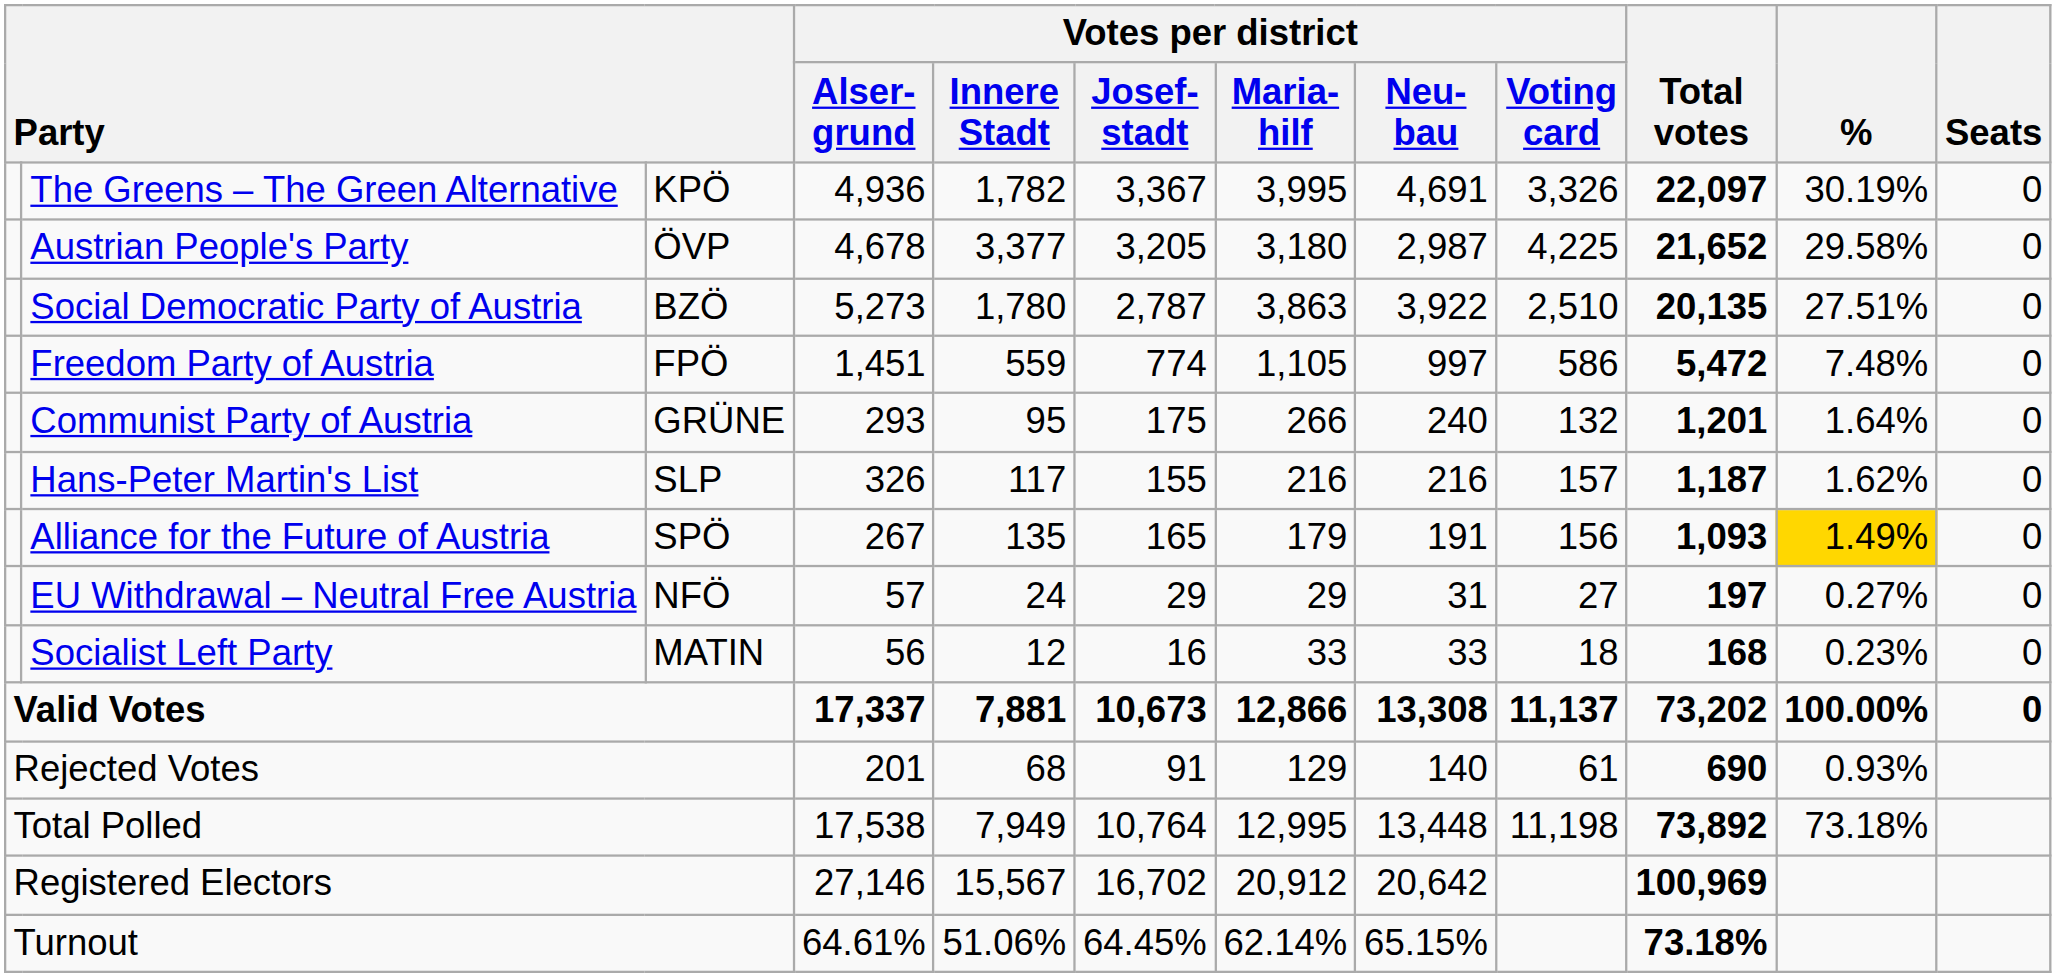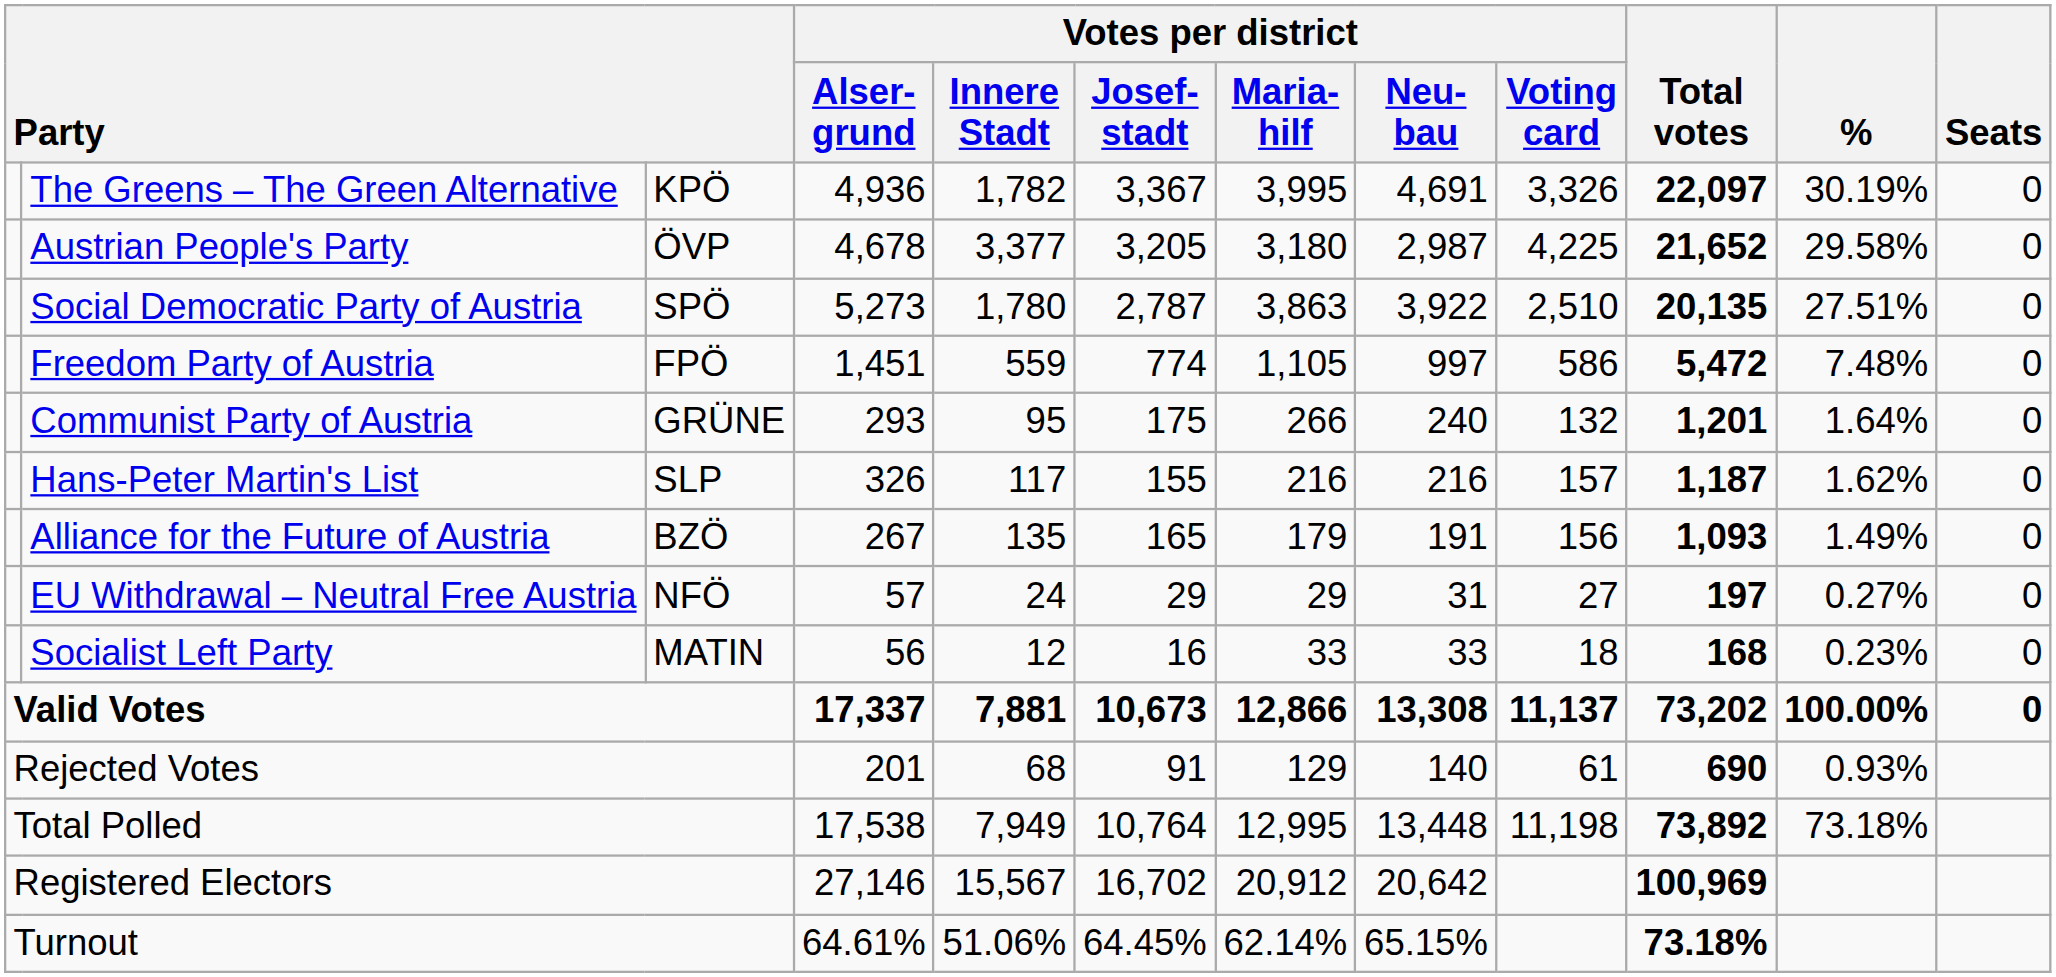(691, 305) BZÖ -> (692, 305) SPÖ
(692, 537) SPÖ -> (691, 537) BZÖ
(1876, 537) gold background -> (1876, 537) no background
